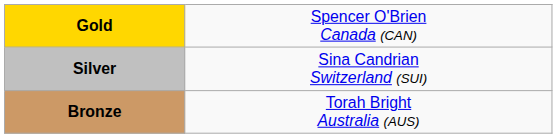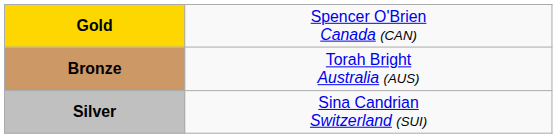rows swapped: (95, 68) <-> (95, 111)
